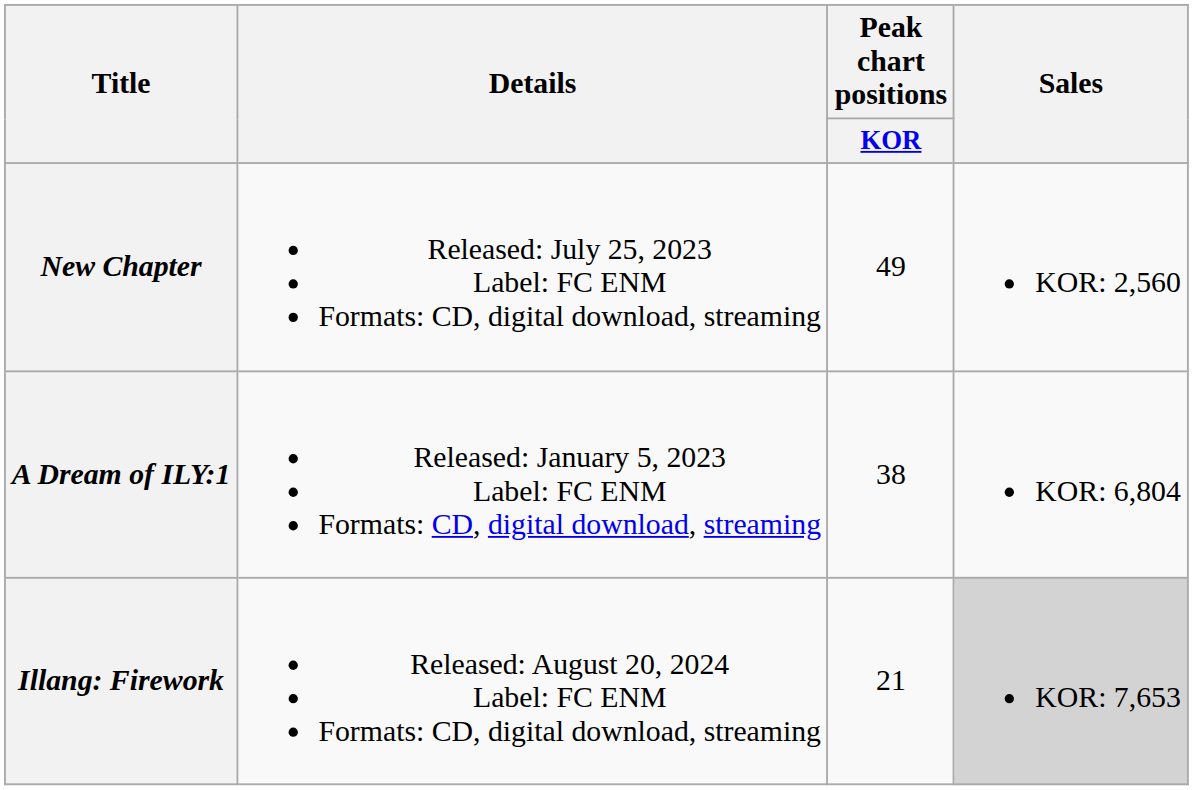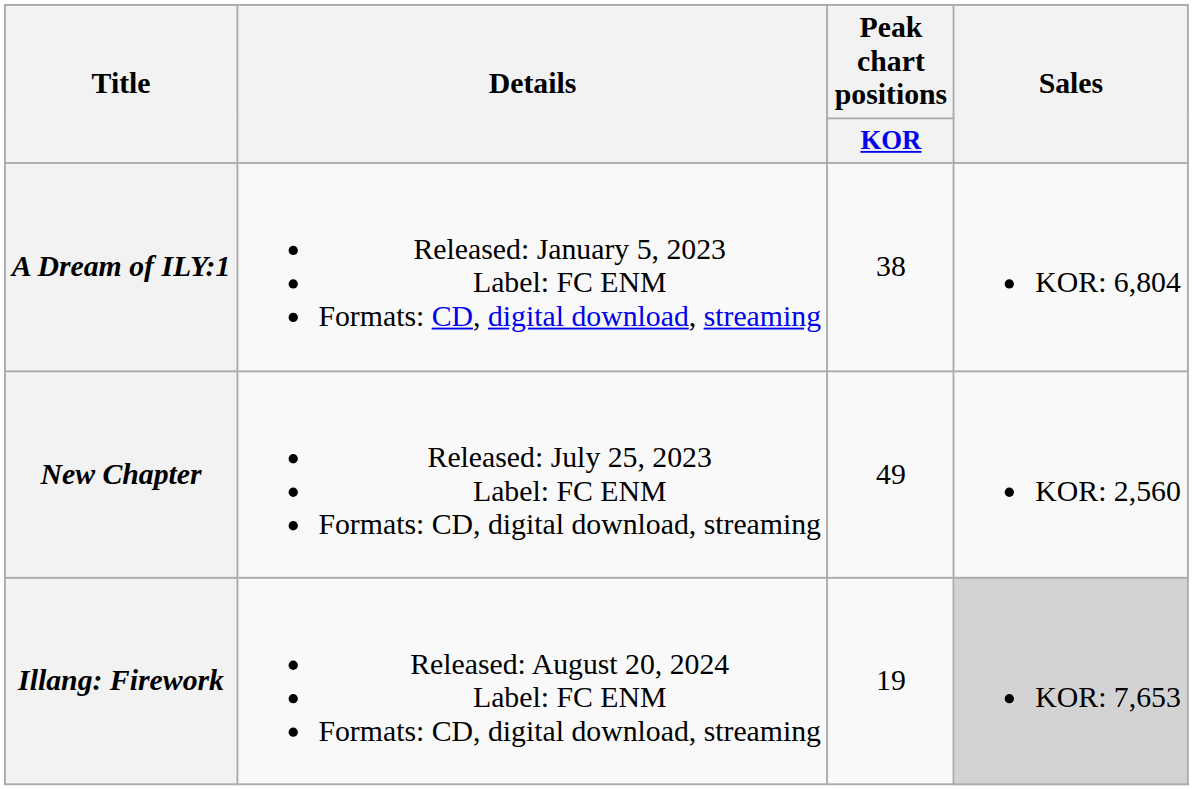rows swapped: (121, 473) <-> (121, 266)
(891, 680) 21 -> (891, 680) 19
